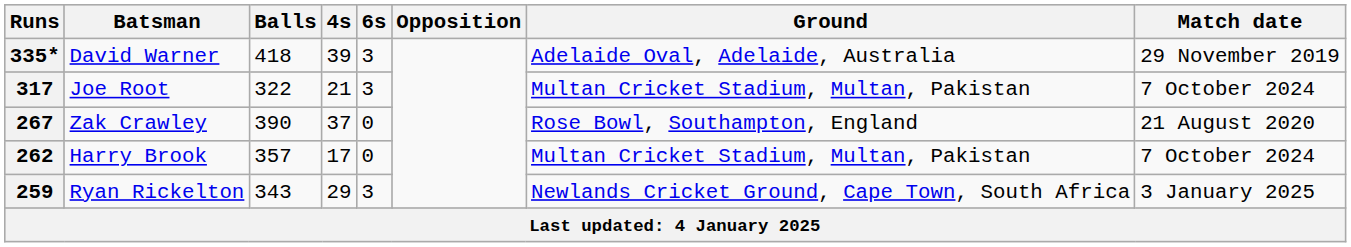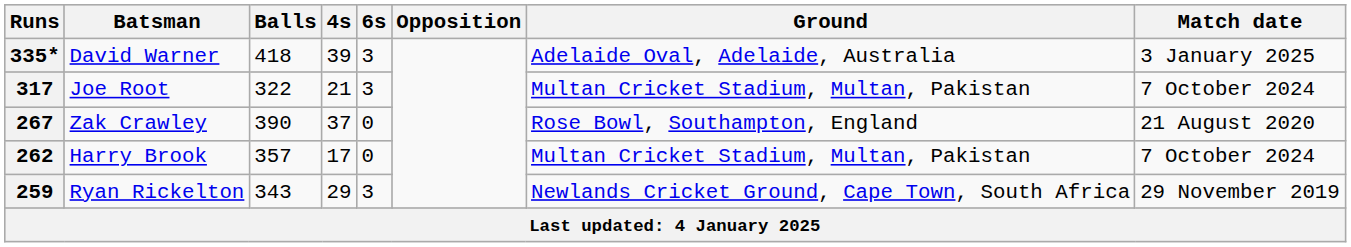(1240, 56) 29 November 2019 -> (1228, 56) 3 January 2025
(1228, 191) 3 January 2025 -> (1240, 191) 29 November 2019
